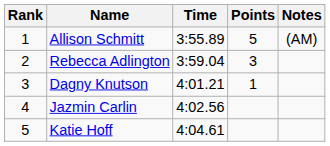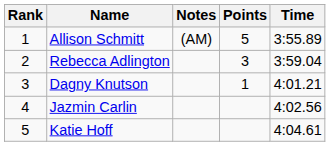columns swapped: (200, 15) <-> (302, 15)
